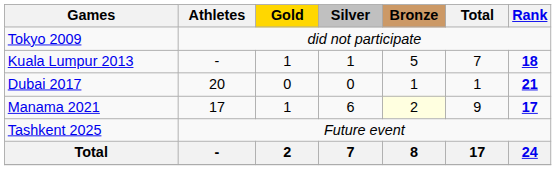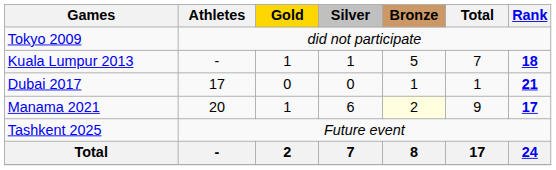(217, 84) 20 -> (217, 84) 17
(217, 107) 17 -> (217, 107) 20
